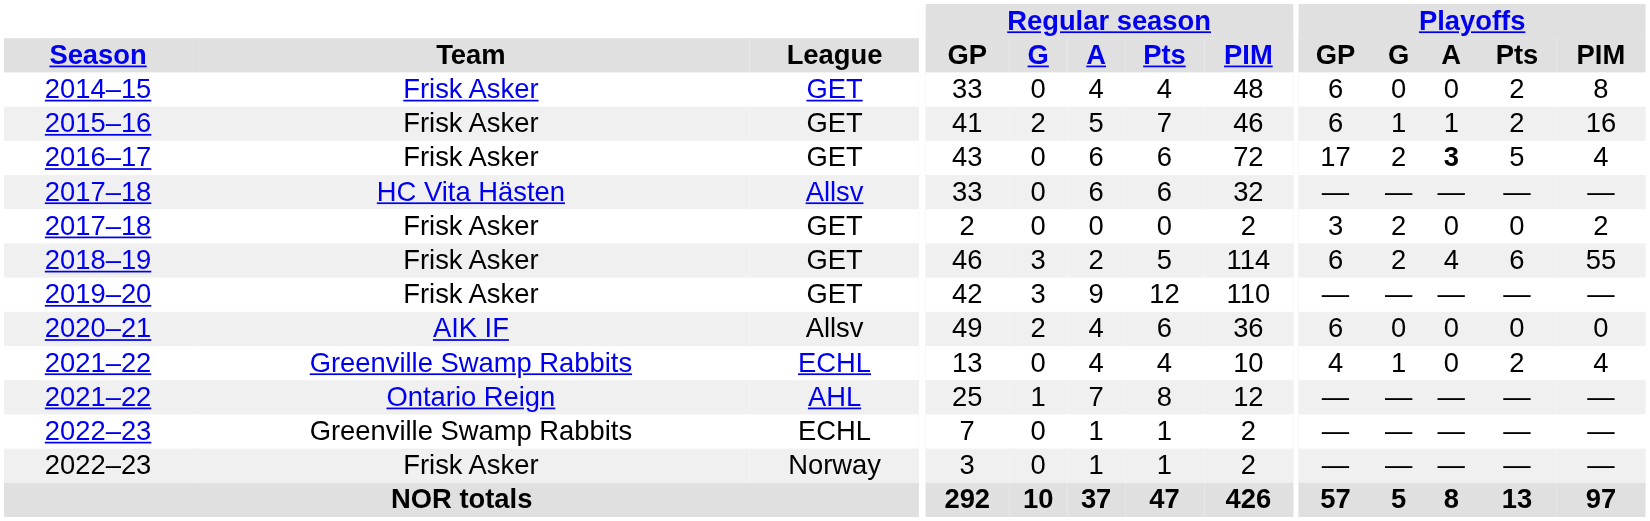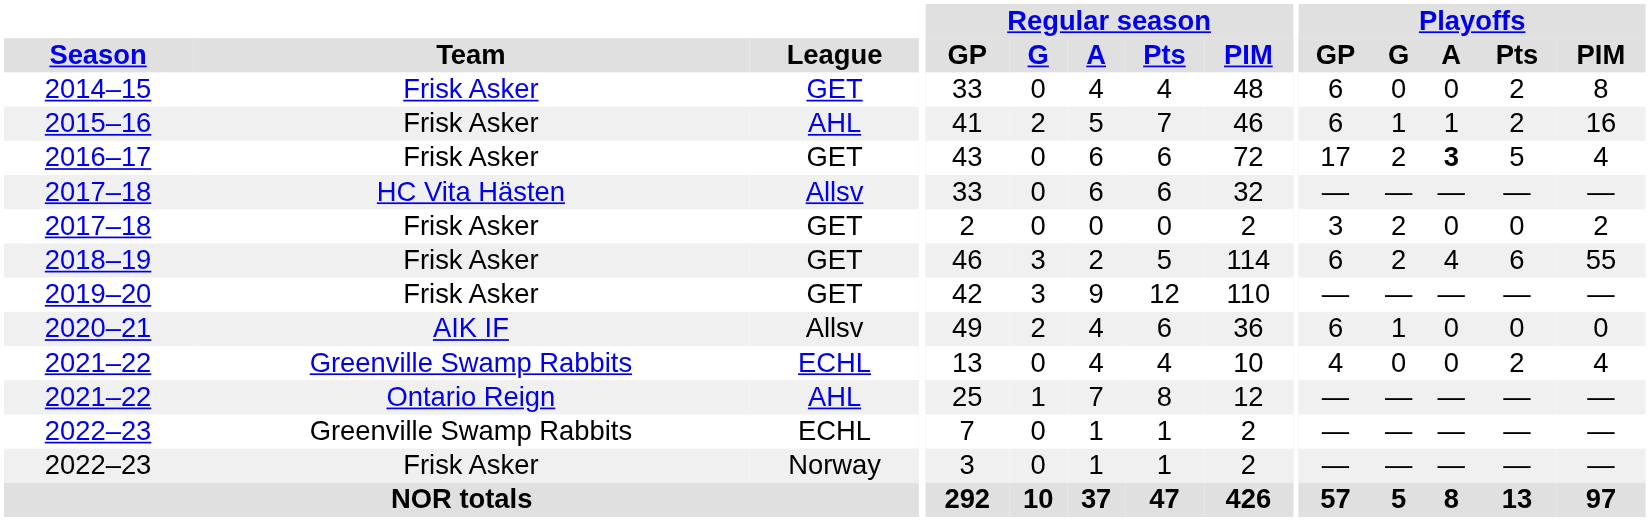(835, 123) GET -> (835, 123) AHL
(1399, 328) 0 -> (1399, 328) 1
(1399, 362) 1 -> (1399, 362) 0
